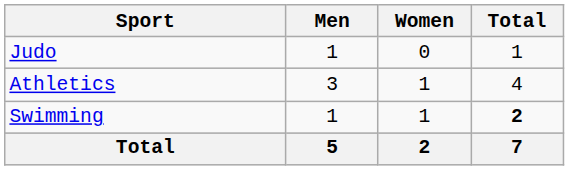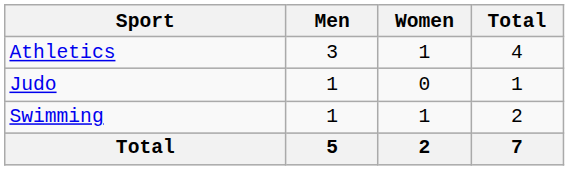rows swapped: (62, 85) <-> (33, 53)
(517, 117) bold -> (517, 117) normal
